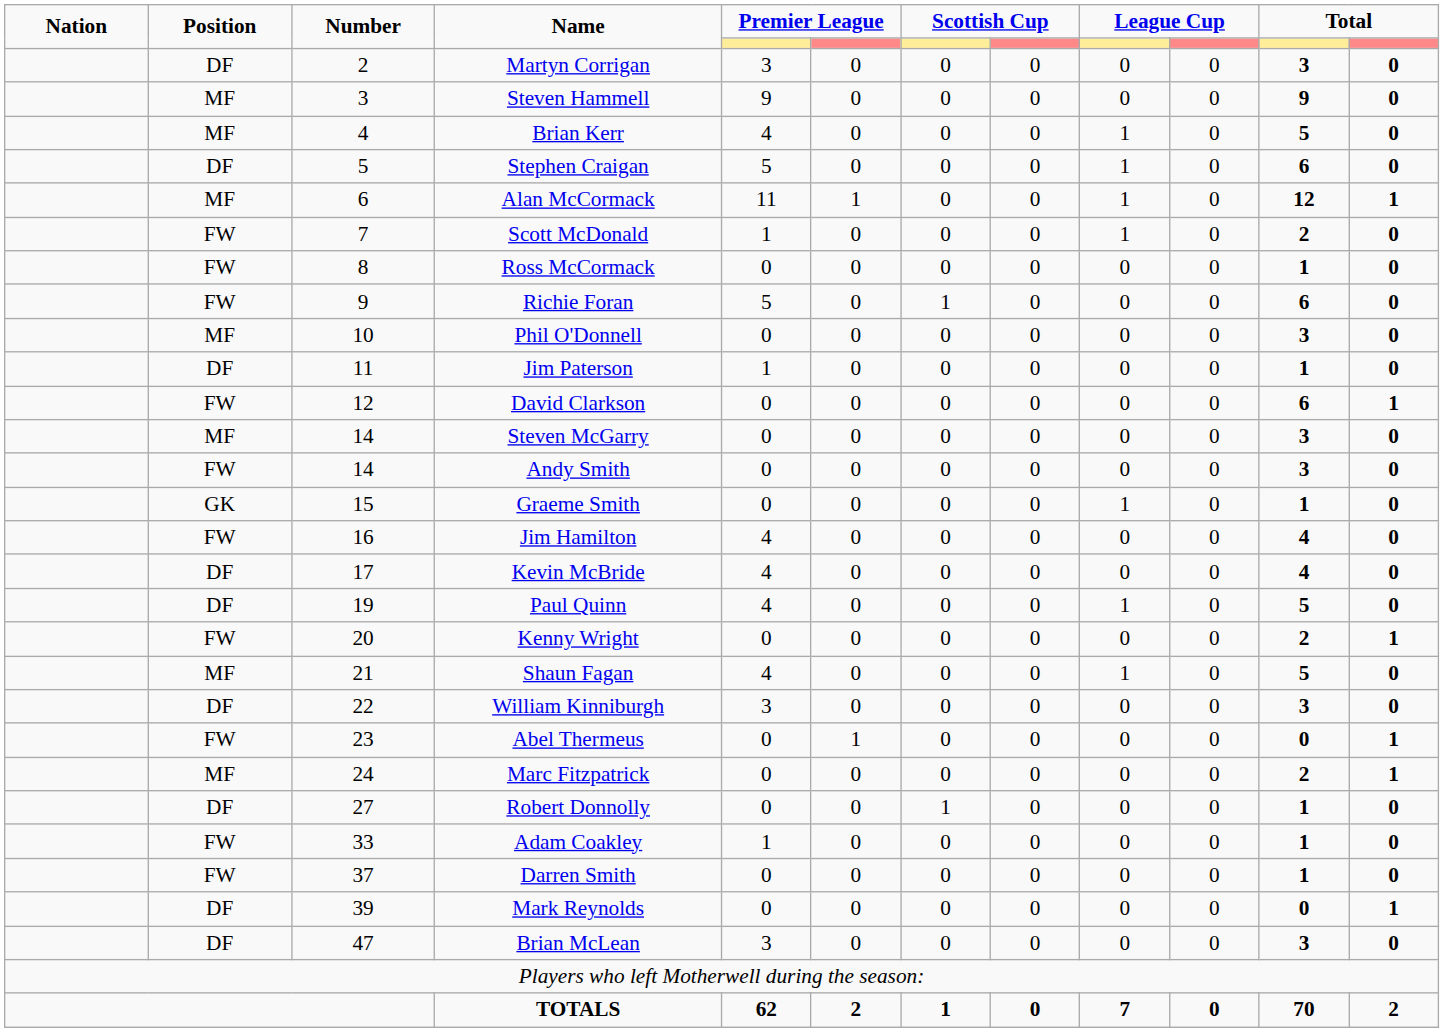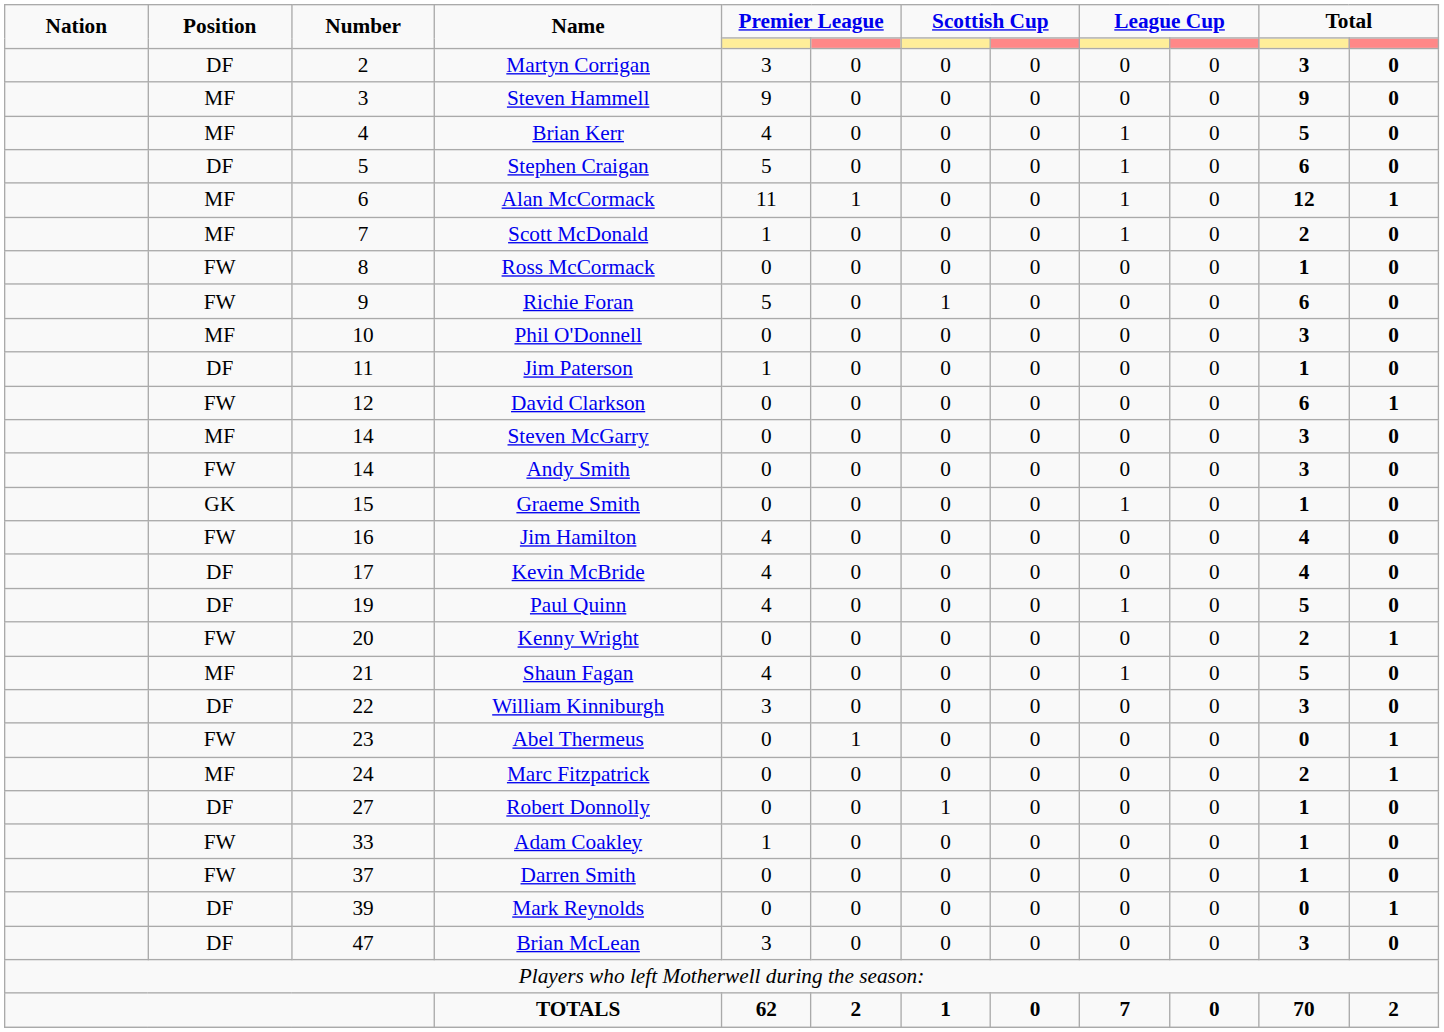(220, 233) FW -> (220, 233) MF
